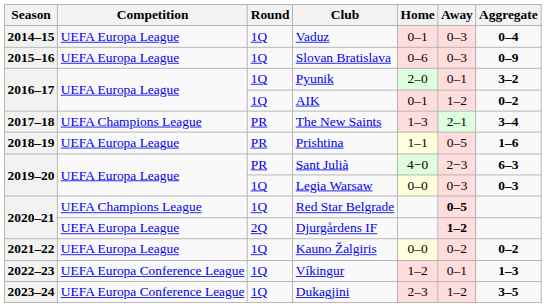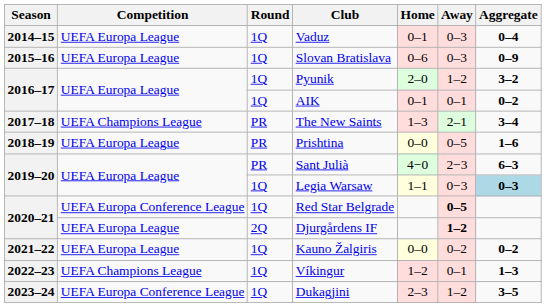(457, 79) 0–1 -> (457, 79) 1–2
(457, 100) 1–2 -> (457, 100) 0–1
(418, 143) 1–1 -> (418, 143) 0–0
(418, 185) 0–0 -> (418, 185) 1–1
(508, 185) no background -> (508, 185) lightblue background
(131, 206) UEFA Champions League -> (153, 206) UEFA Europa Conference League
(153, 270) UEFA Europa Conference League -> (131, 270) UEFA Champions League
